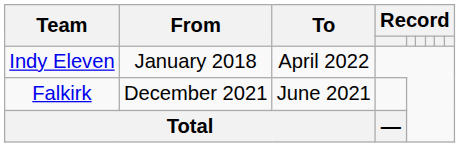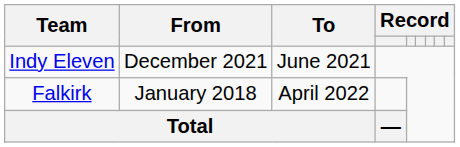(196, 61) January 2018 -> (196, 61) December 2021
(324, 61) April 2022 -> (324, 61) June 2021
(196, 93) December 2021 -> (196, 93) January 2018
(324, 93) June 2021 -> (324, 93) April 2022
